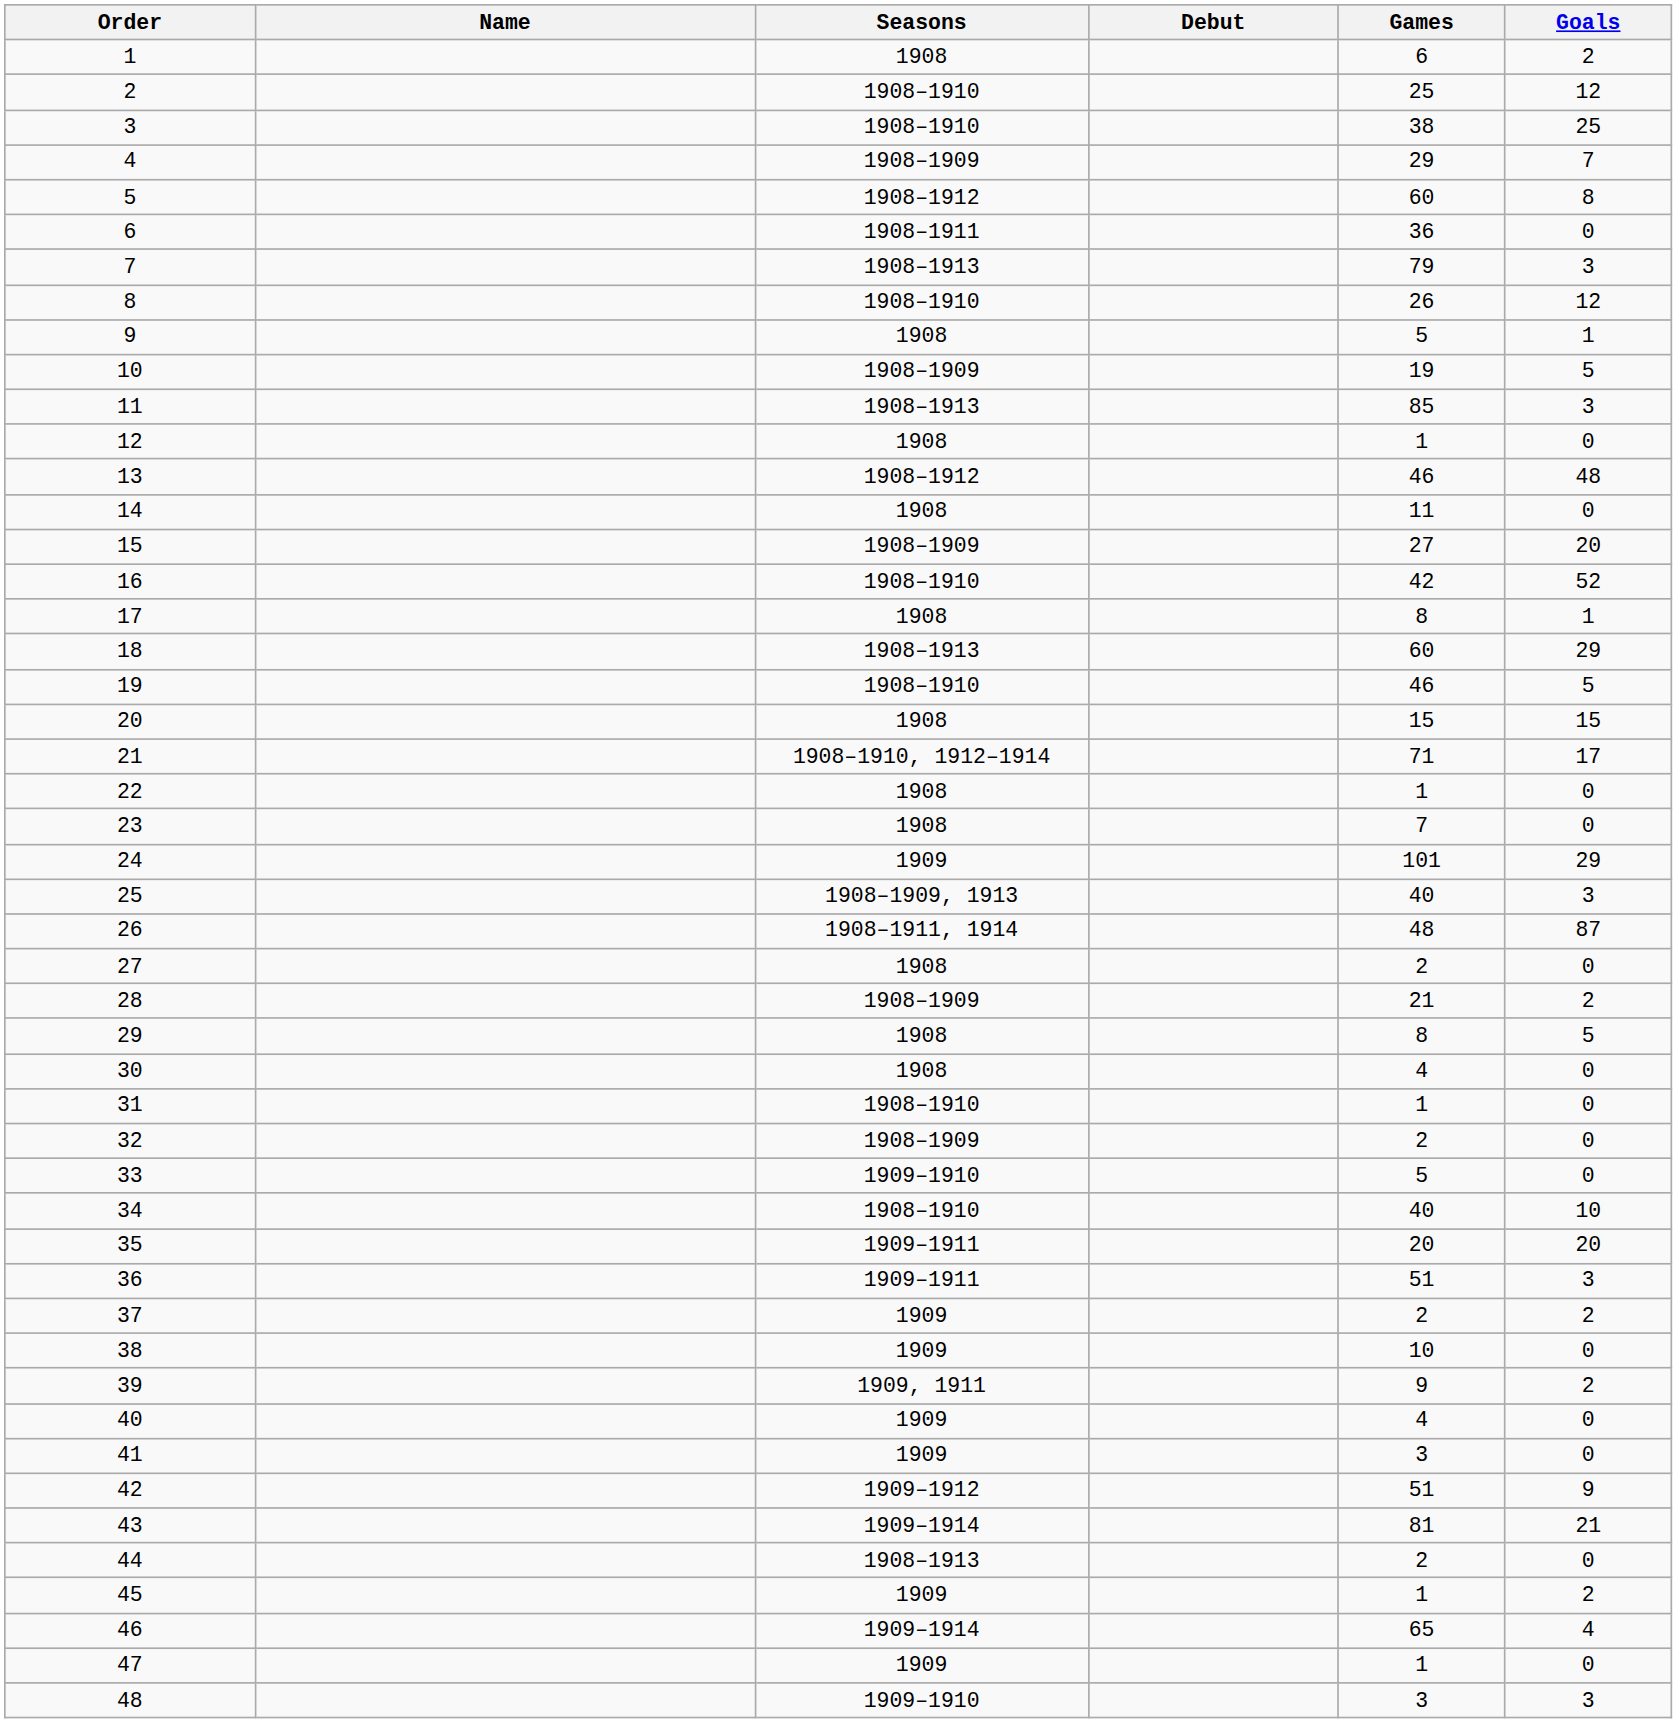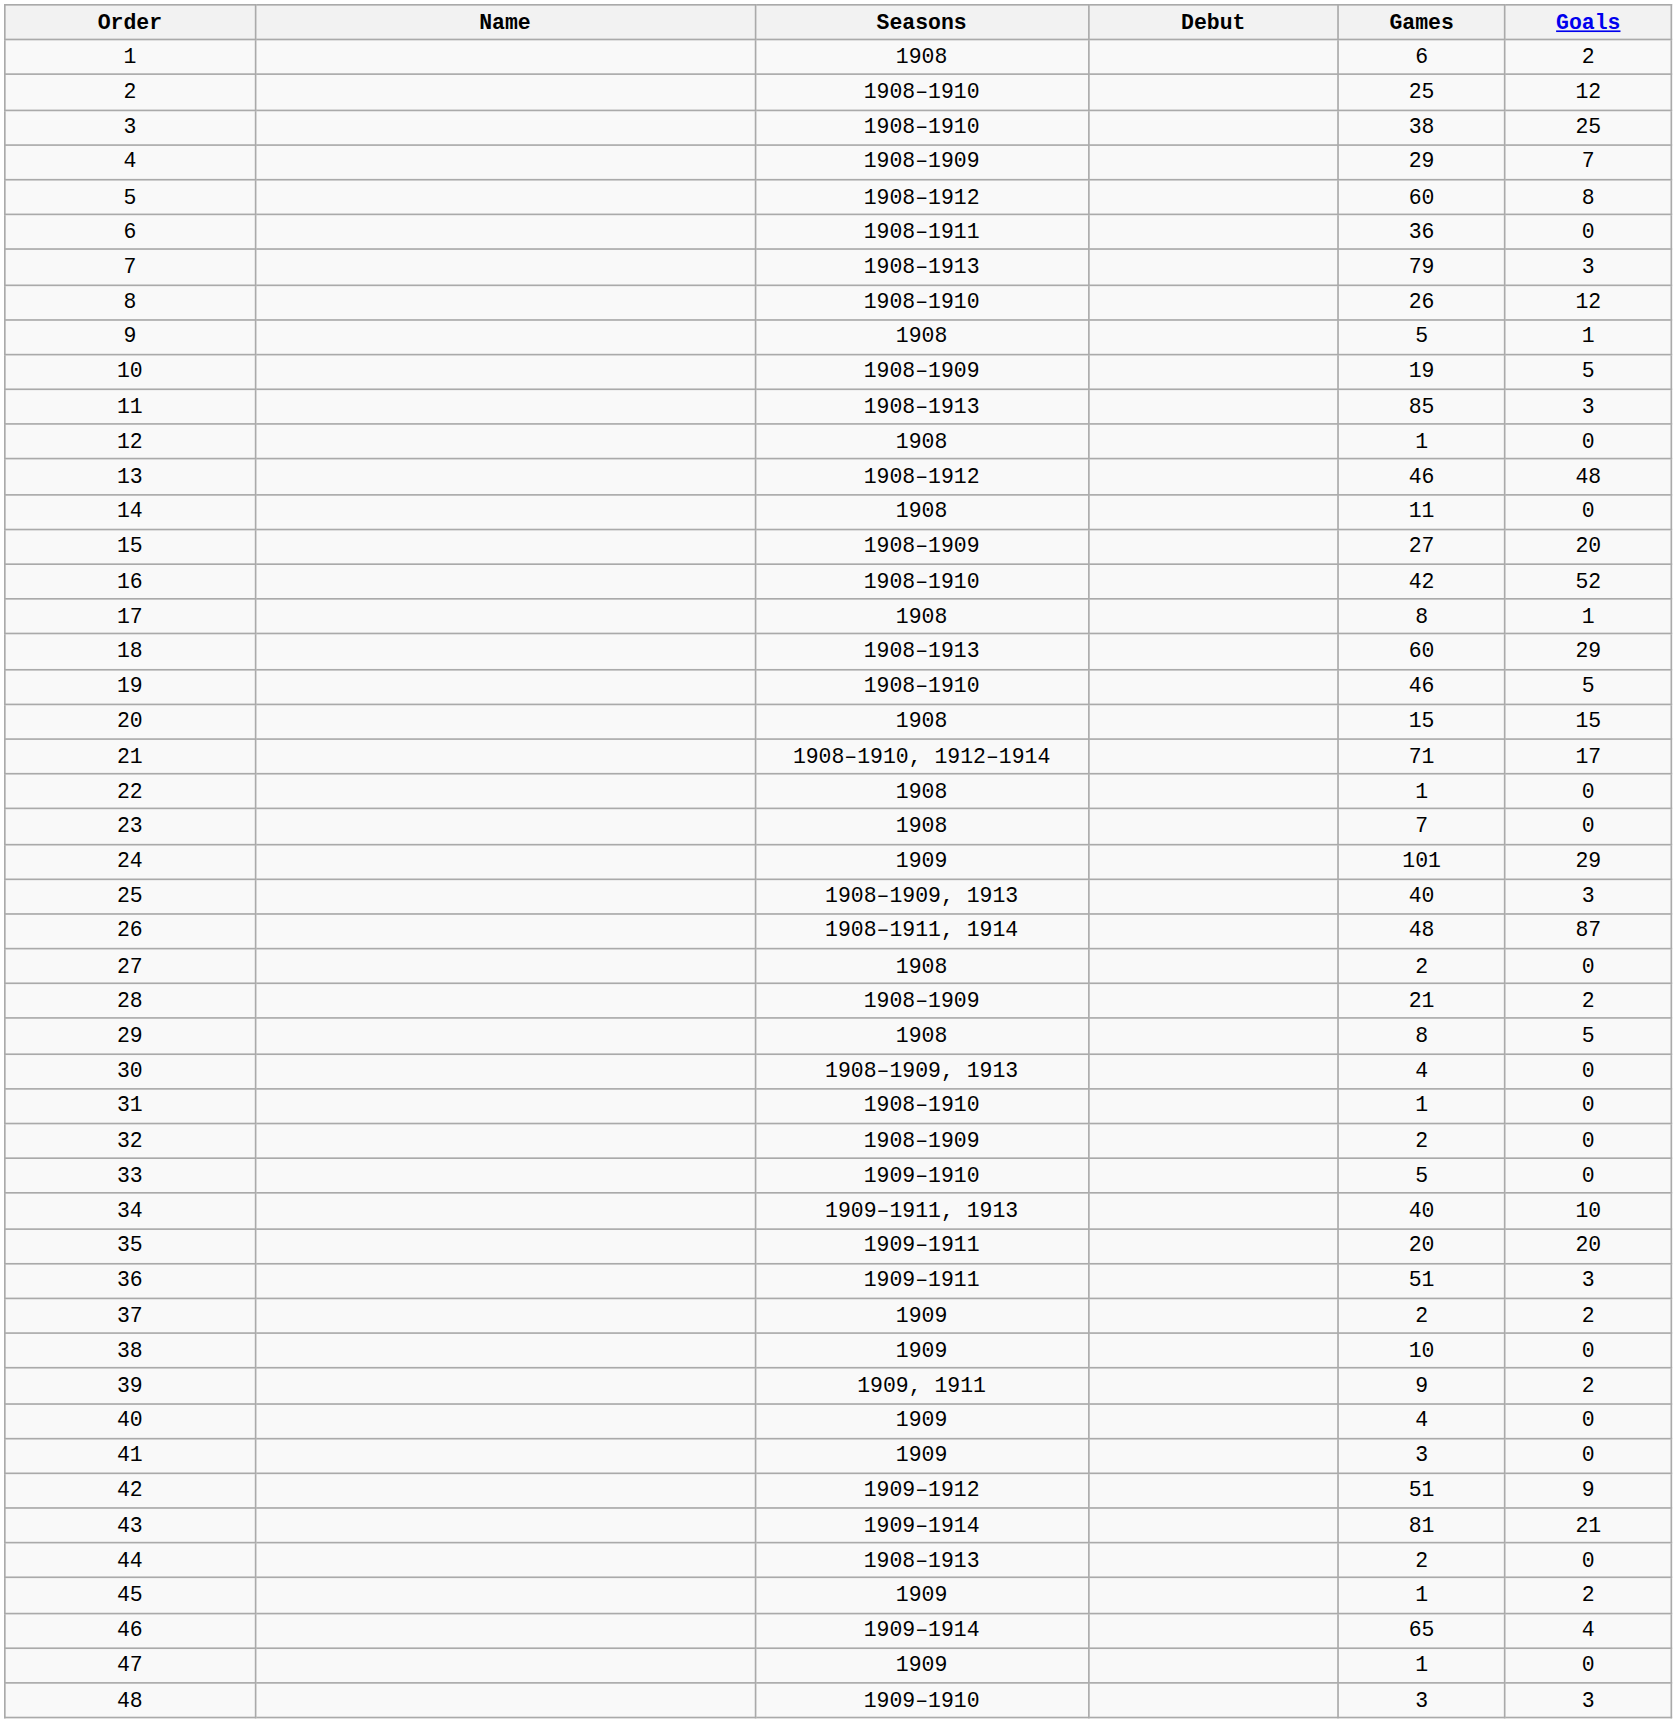(922, 1071) 1908 -> (922, 1071) 1908–1909, 1913
(922, 1211) 1908–1910 -> (922, 1211) 1909–1911, 1913
